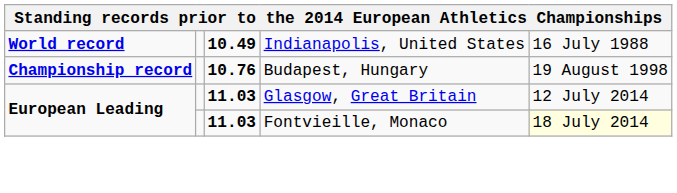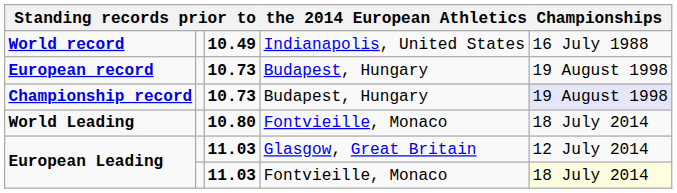+ row: (81, 70)
(232, 70) 10.76 -> (232, 97) 10.73
(600, 70) no background -> (600, 97) lavender background
+ row: (71, 123)
